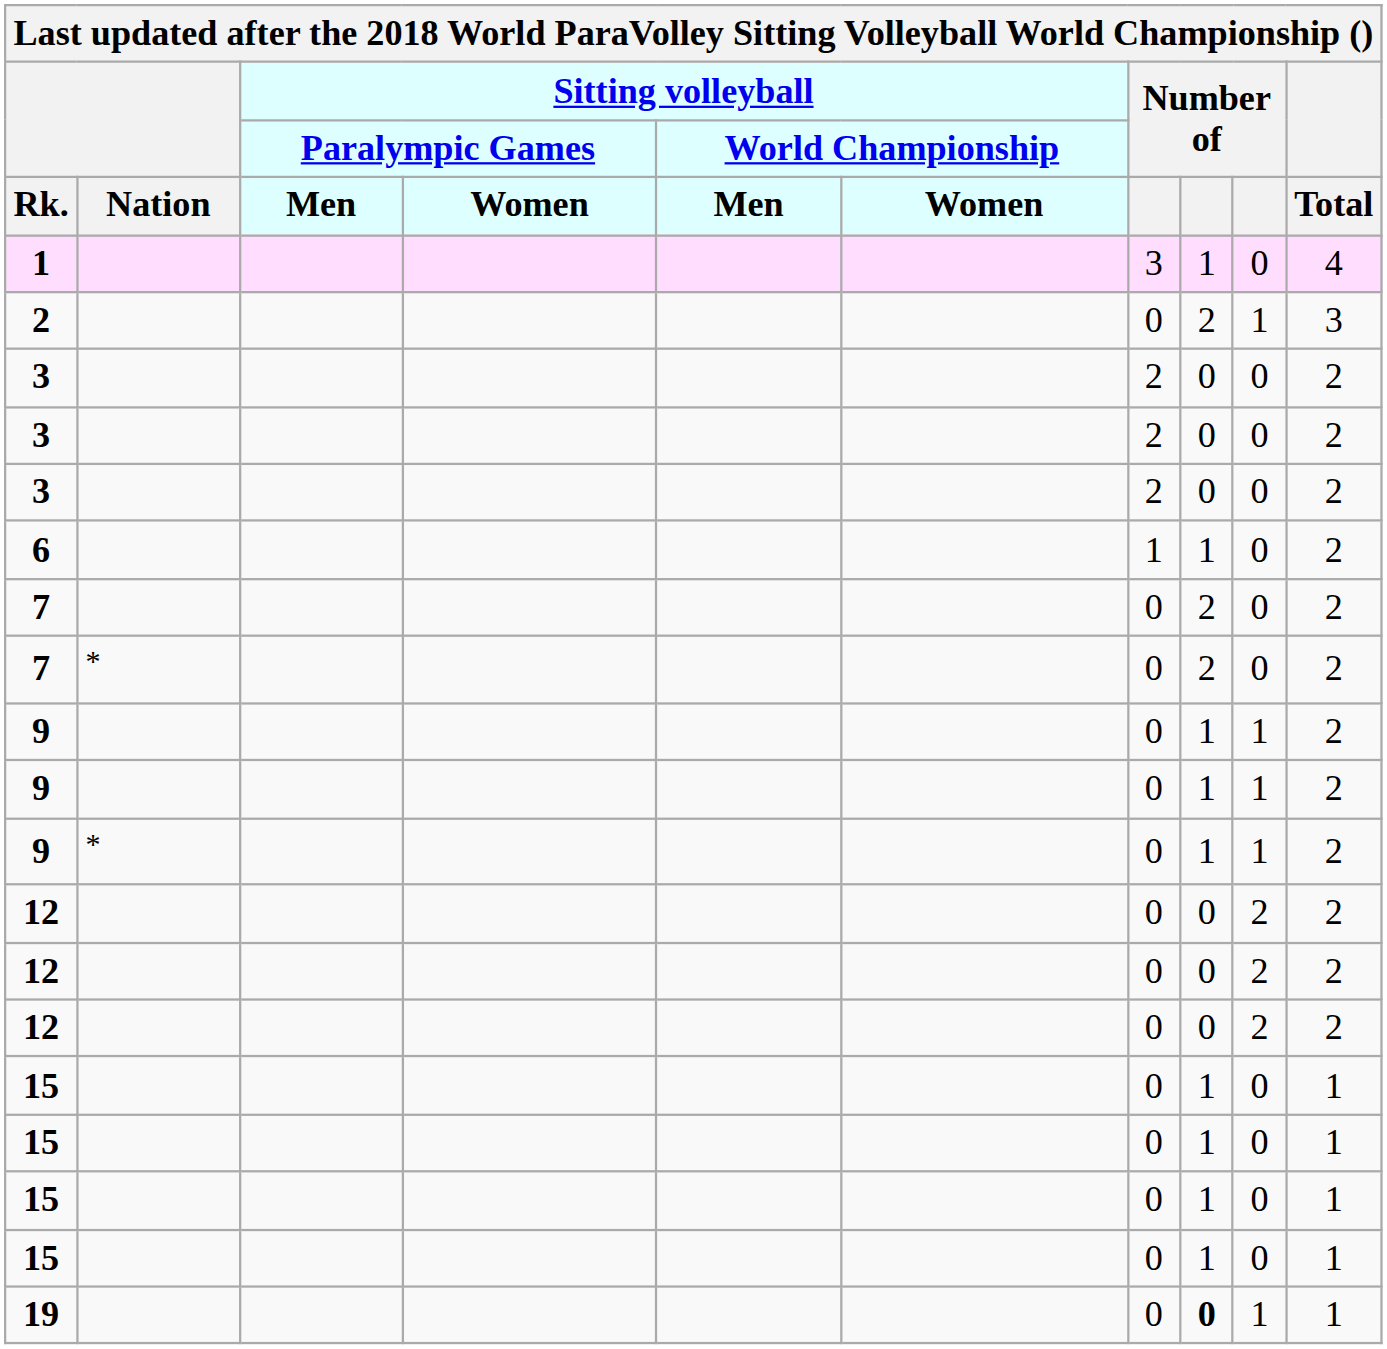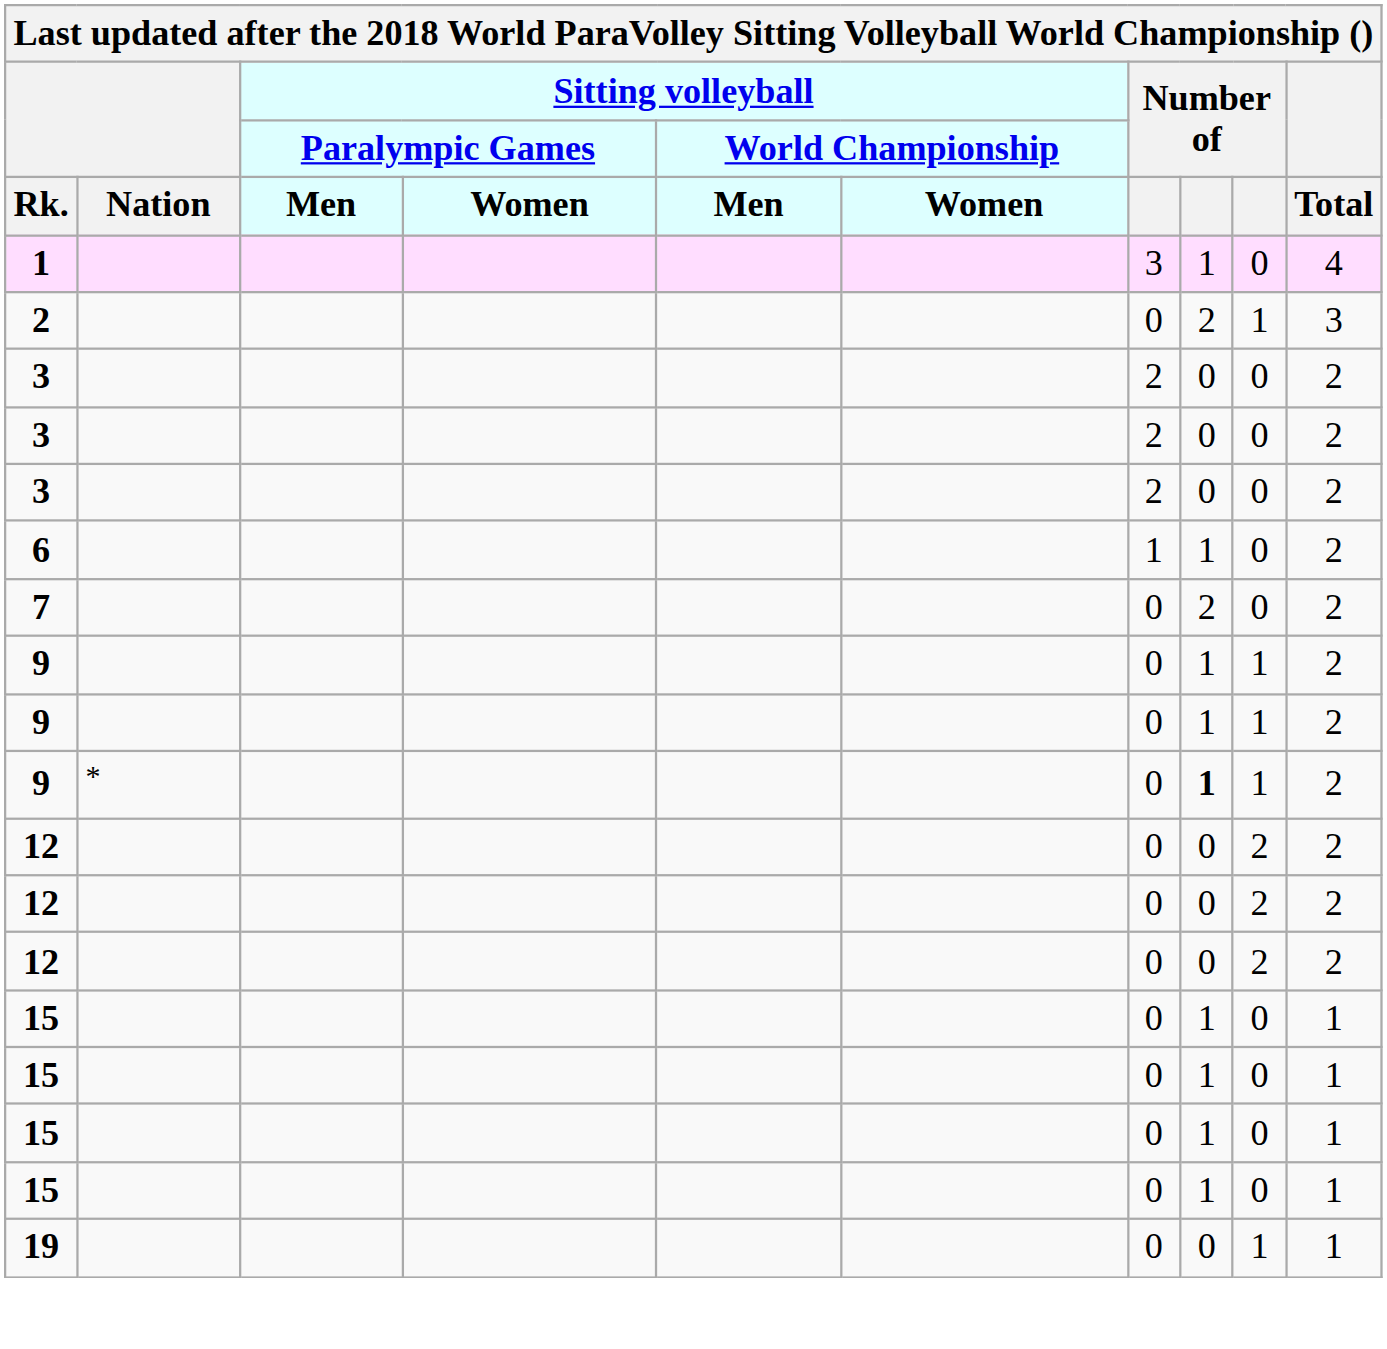- row: (41, 668)
(1207, 850) normal -> (1207, 783) bold
(1207, 1314) bold -> (1207, 1247) normal
